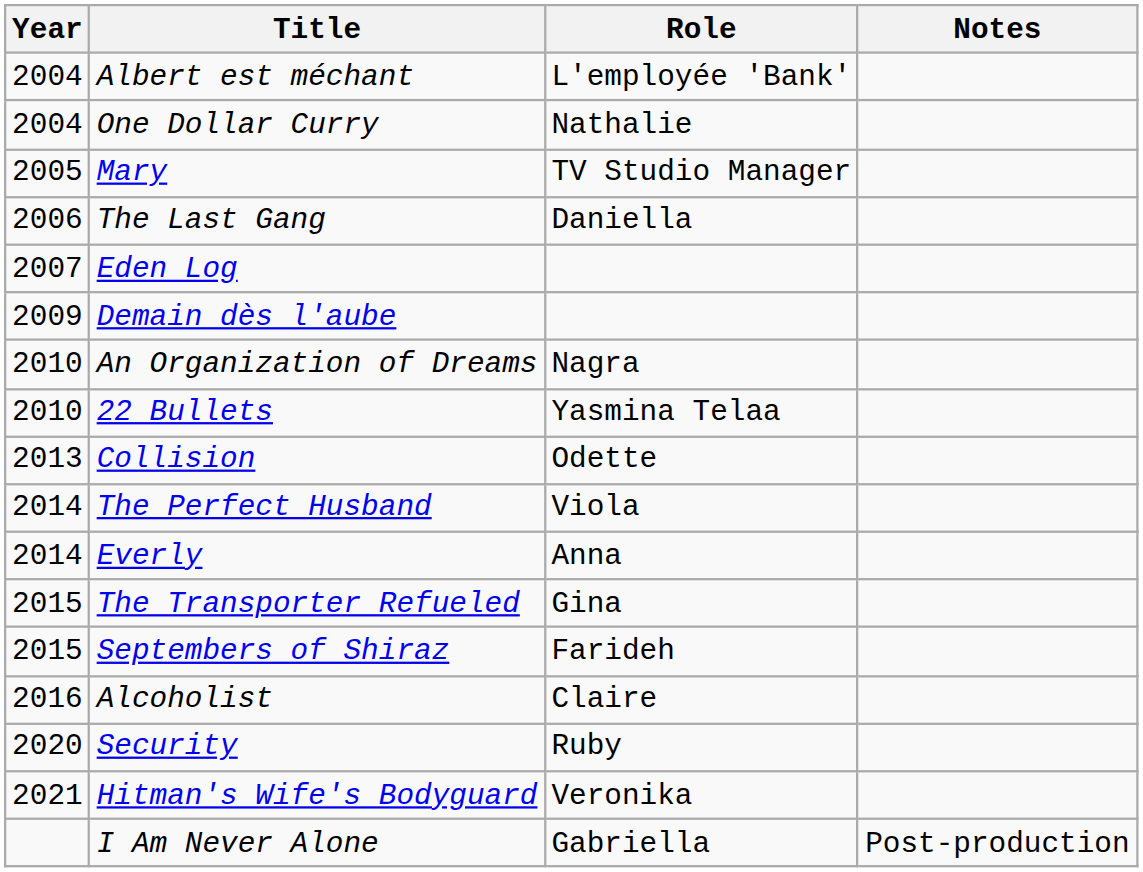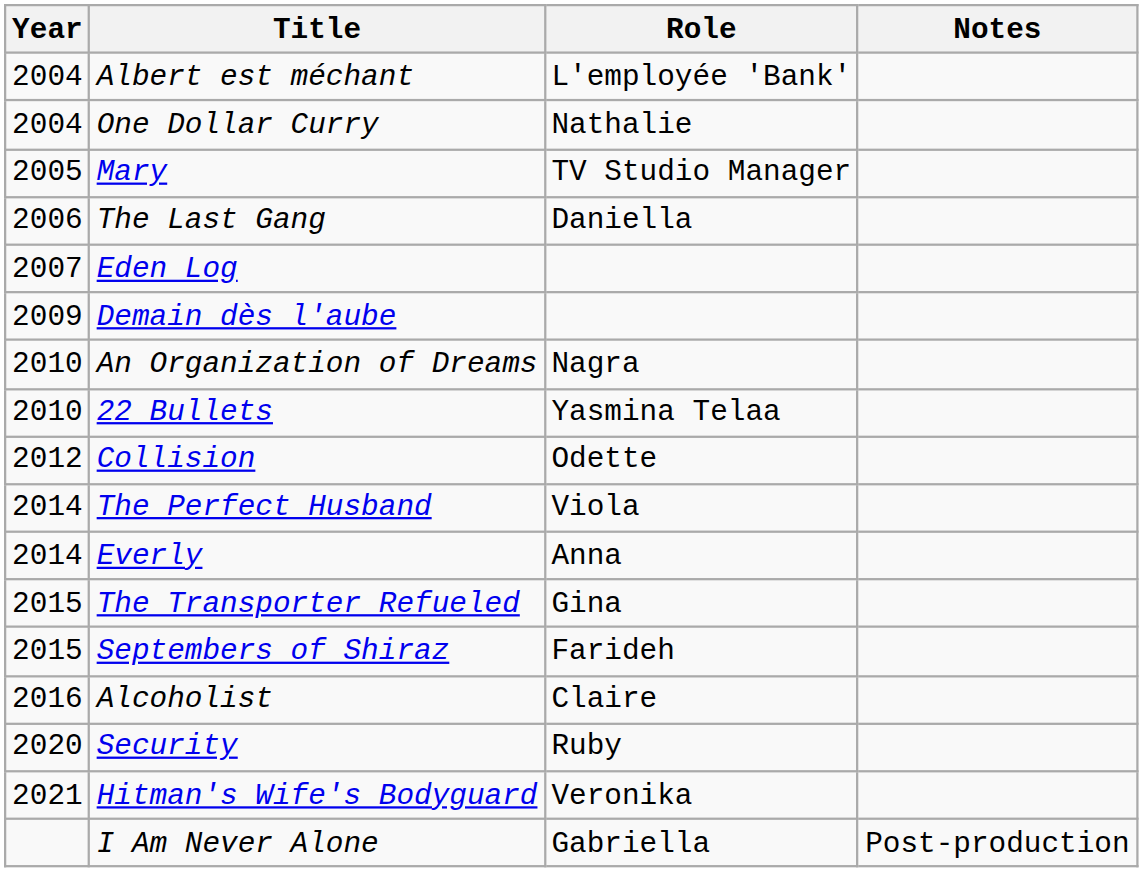(47, 460) 2013 -> (47, 460) 2012
